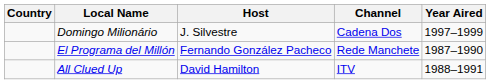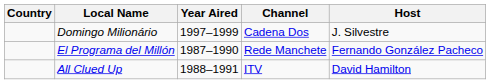columns swapped: (256, 13) <-> (454, 13)
